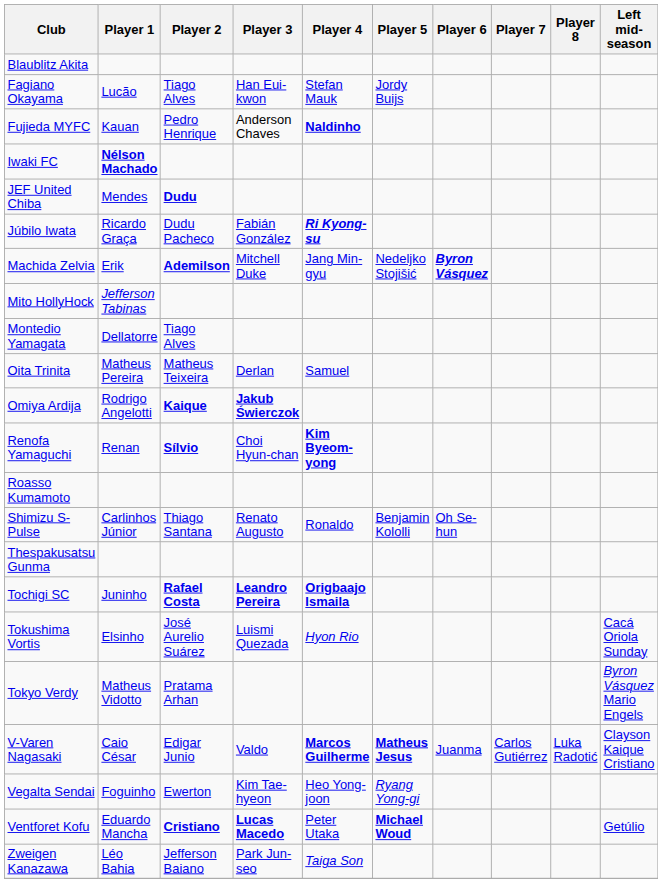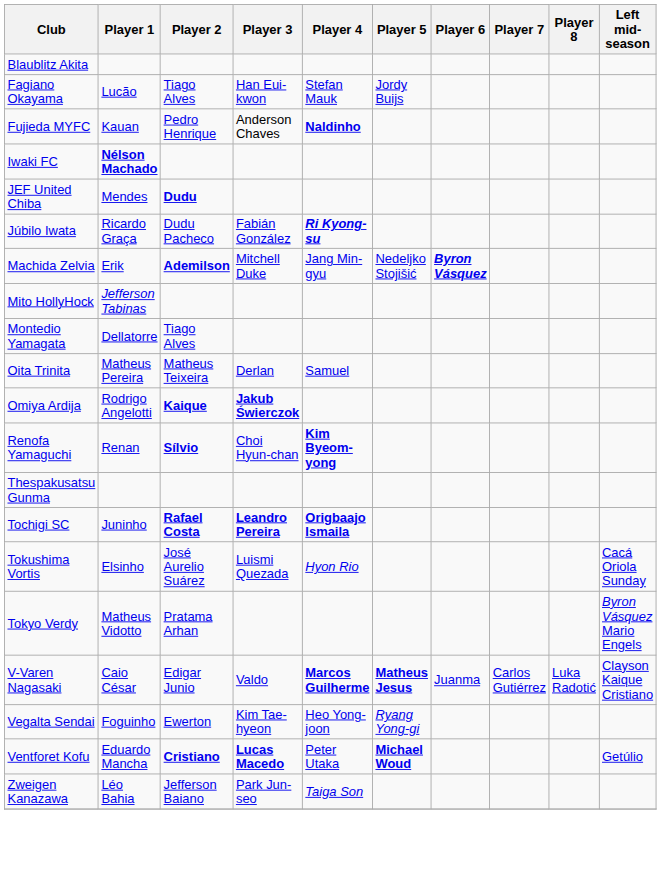- row: (39, 490)
- row: (39, 525)
